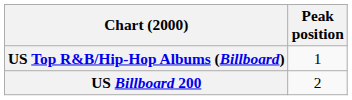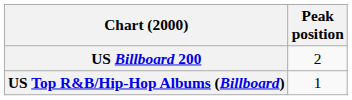rows swapped: (146, 82) <-> (146, 58)
